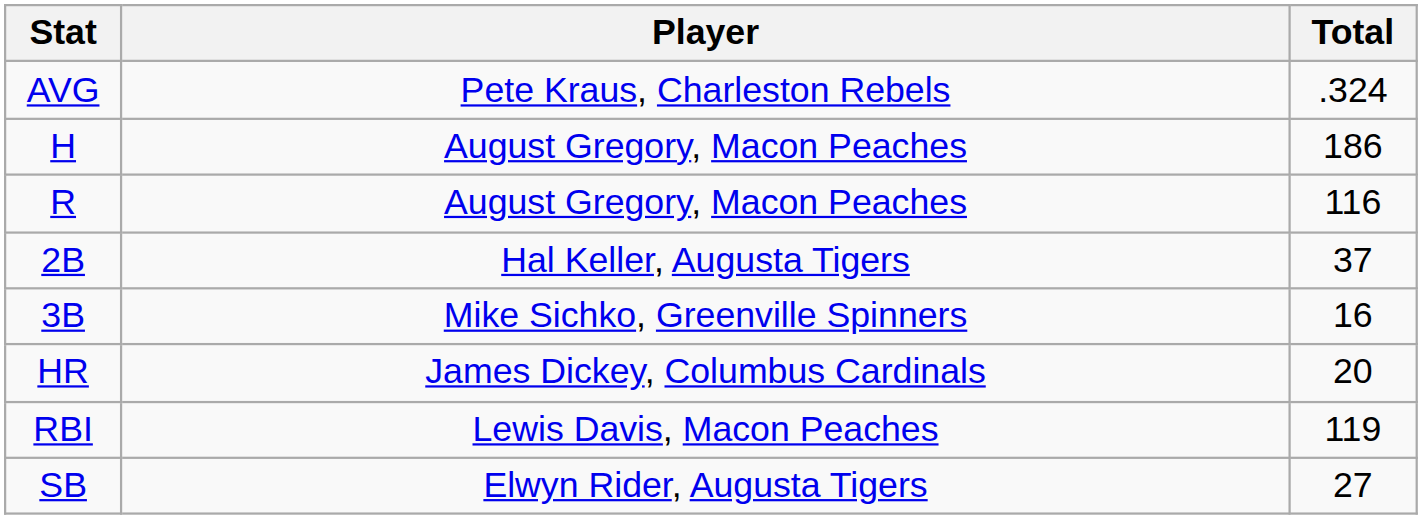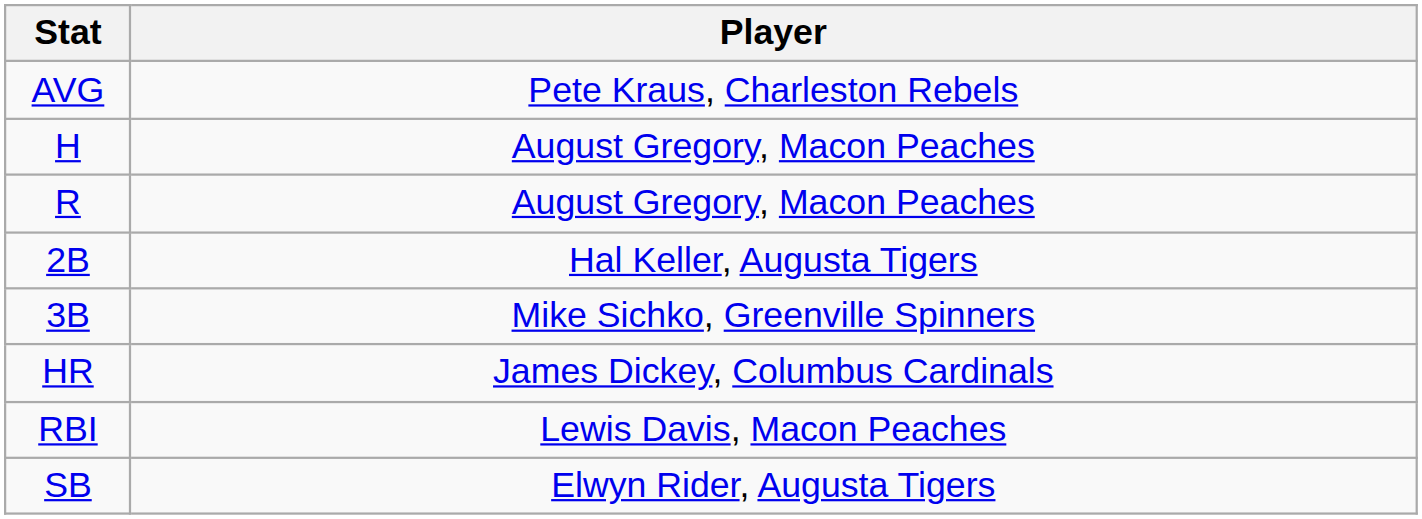- column: (1353, 32)
